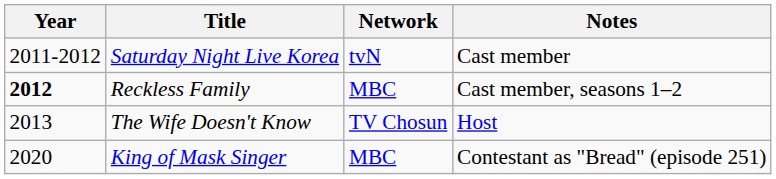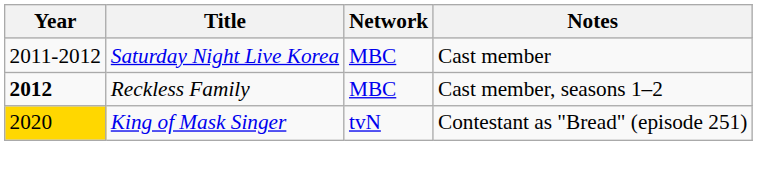(365, 55) tvN -> (373, 55) MBC
- row: (211, 122)
(31, 156) no background -> (31, 122) gold background
(373, 156) MBC -> (365, 122) tvN
